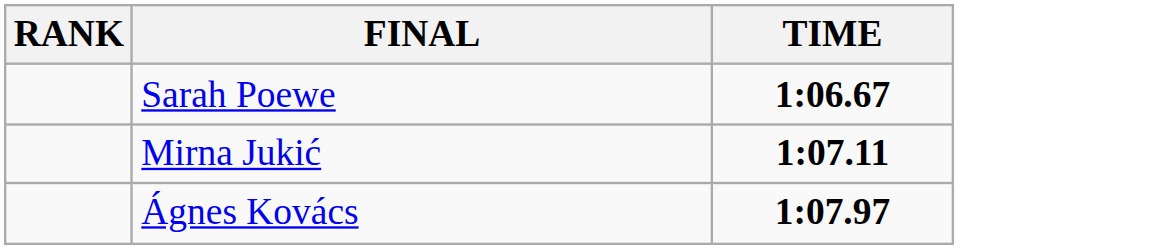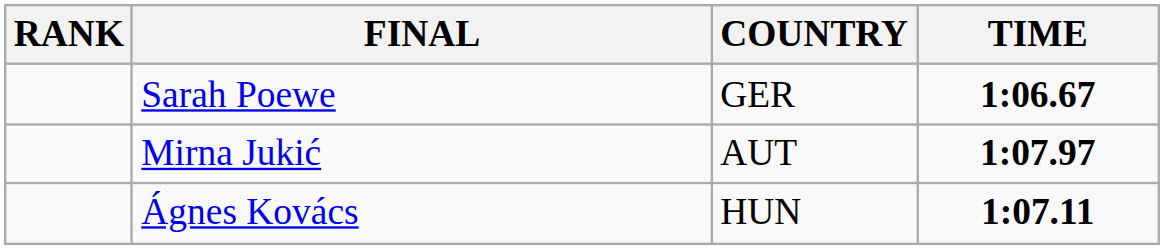+ column: (814, 34)
(832, 152) 1:07.11 -> (1038, 152) 1:07.97
(832, 212) 1:07.97 -> (1038, 212) 1:07.11
